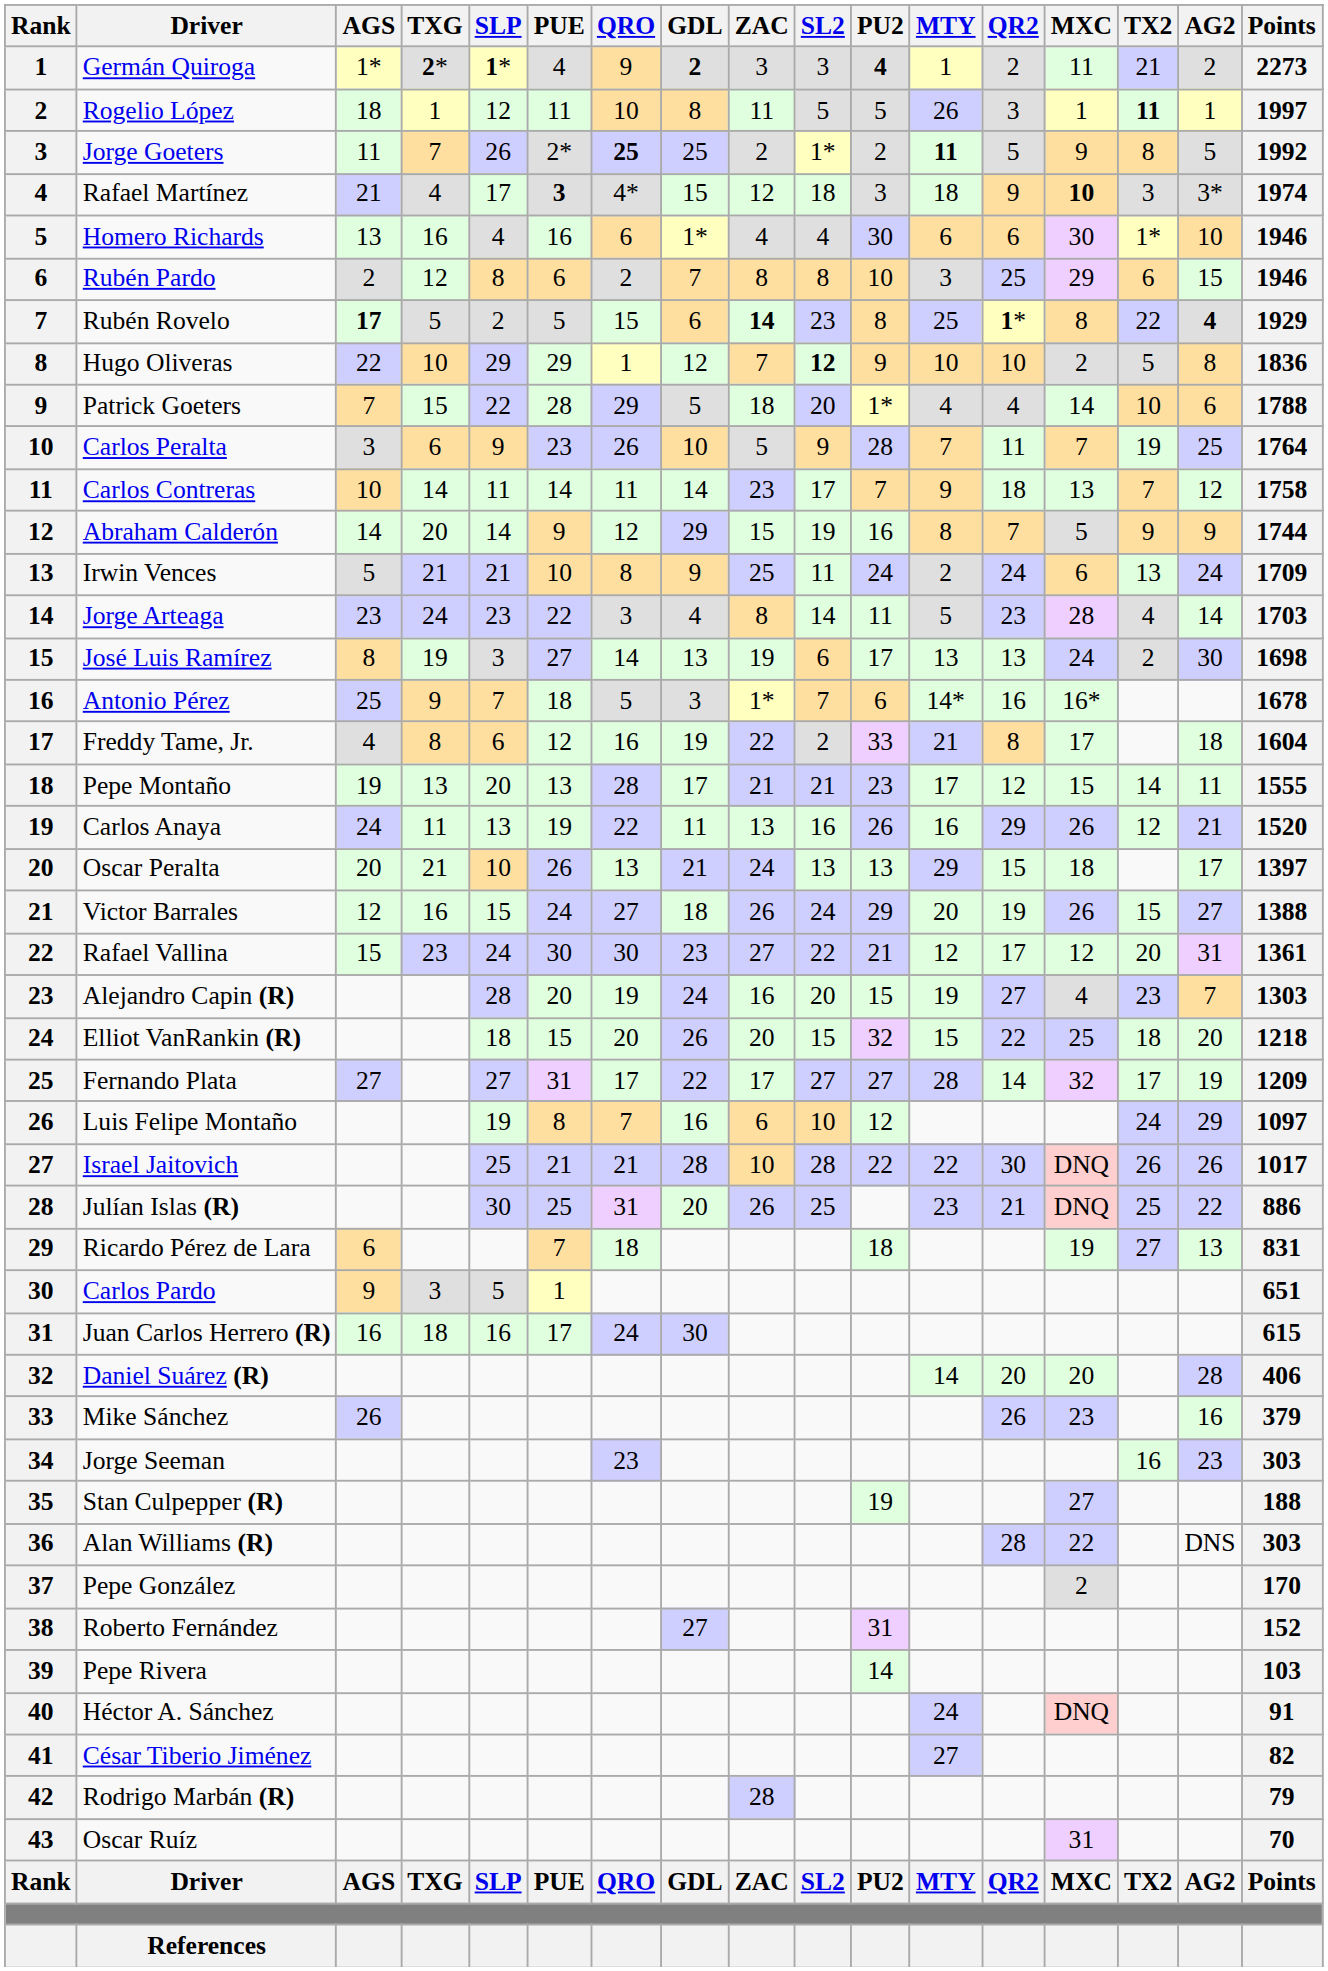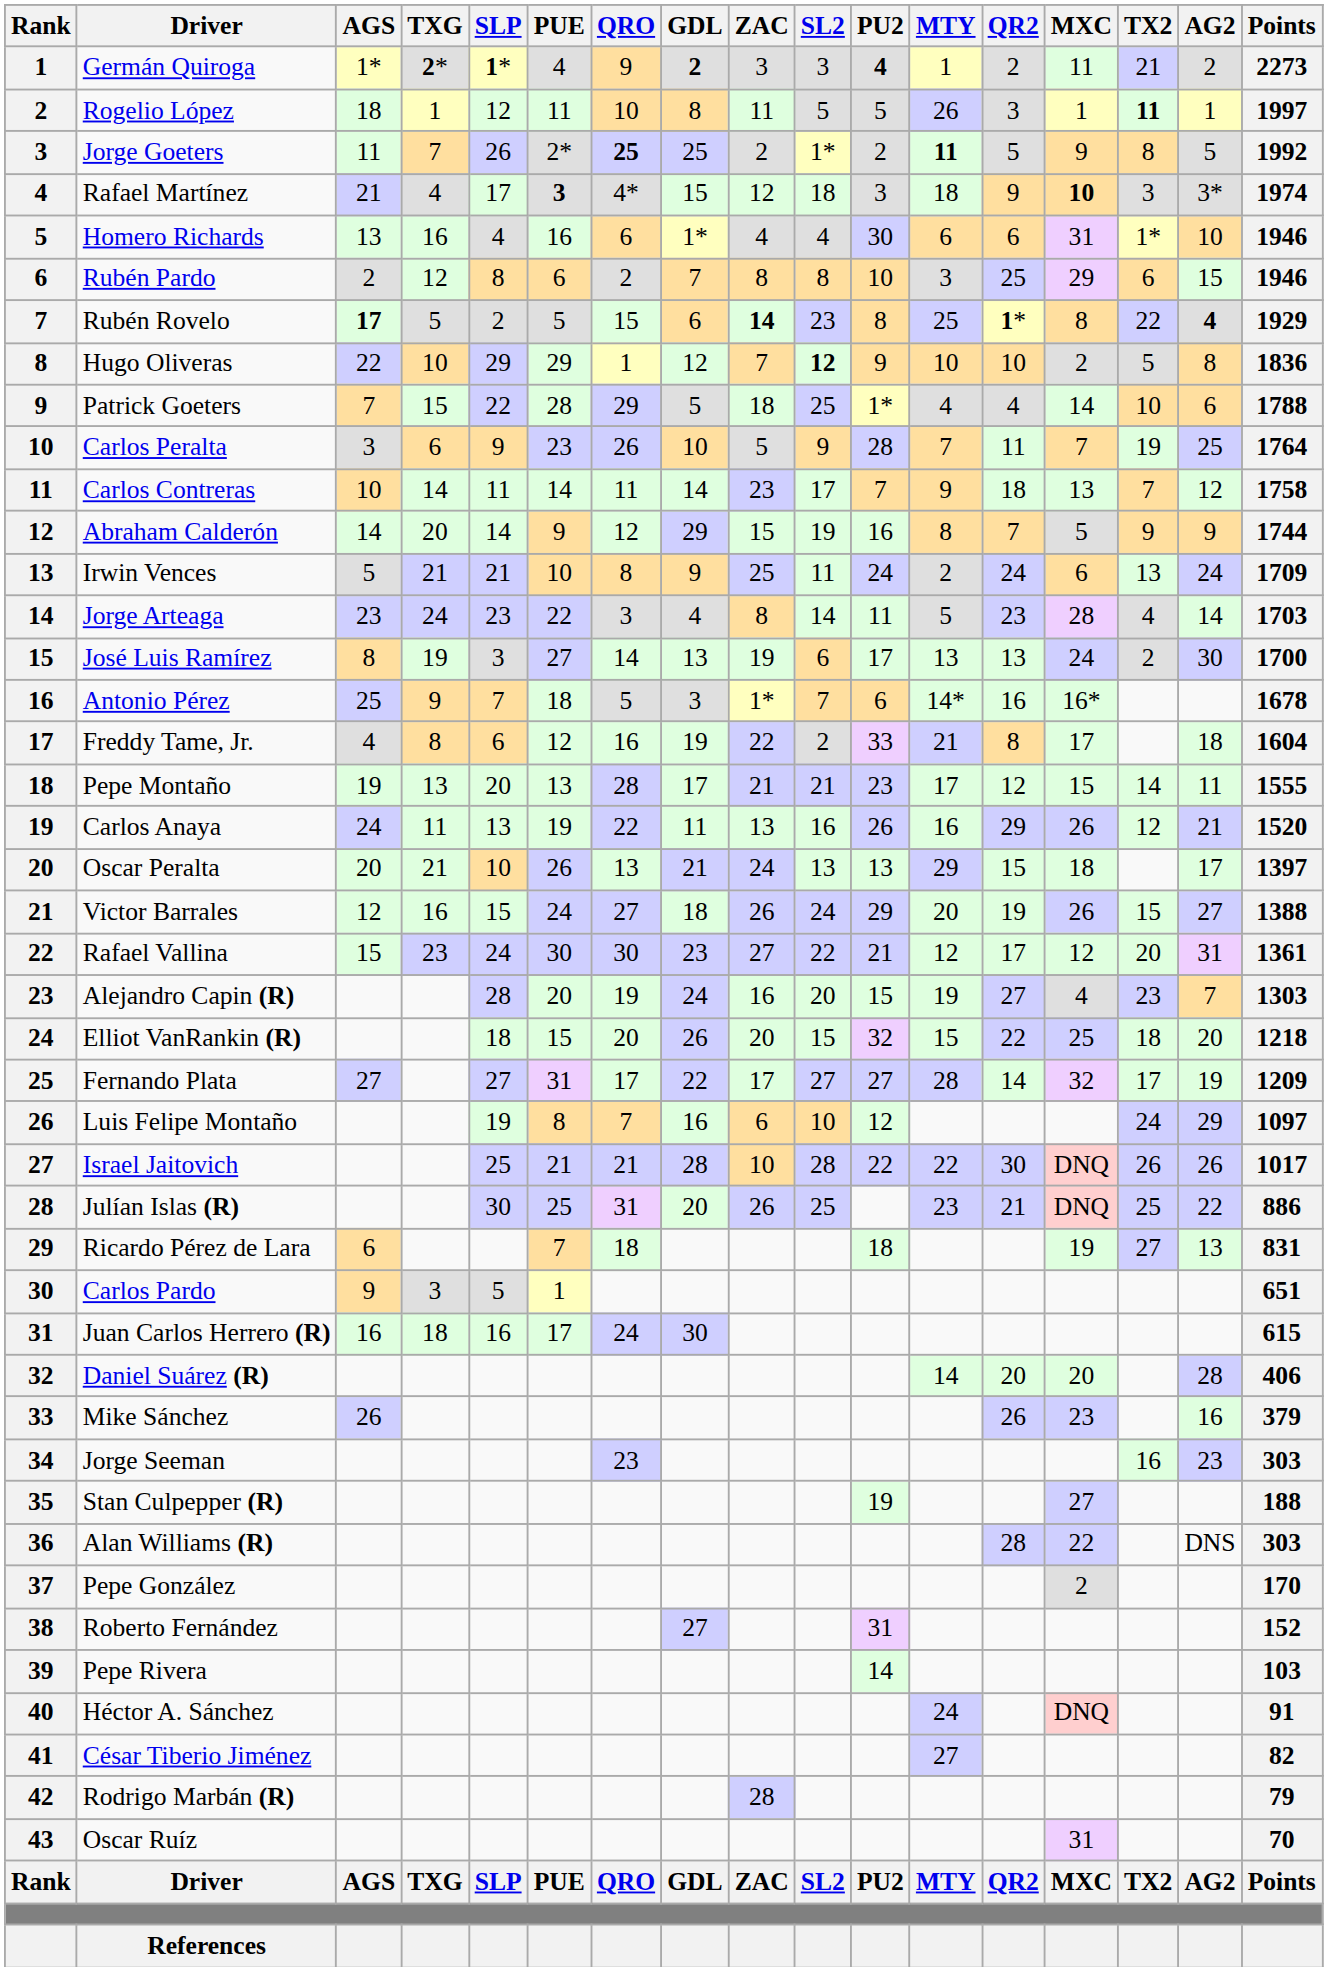(1081, 236) 30 -> (1081, 236) 31
(823, 404) 20 -> (823, 404) 25
(1282, 657) 1698 -> (1282, 657) 1700
